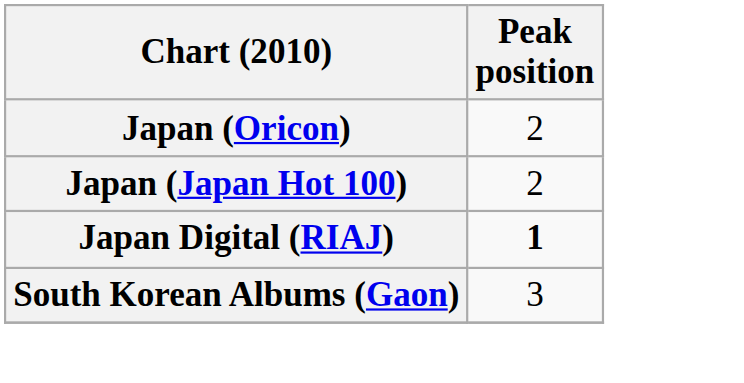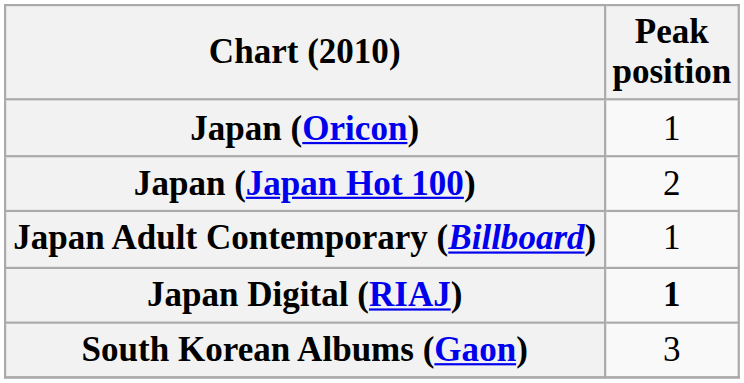(535, 127) 2 -> (672, 127) 1
+ row: (305, 238)
